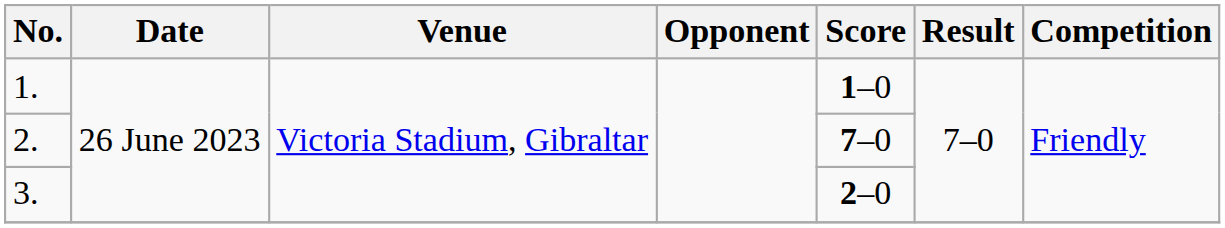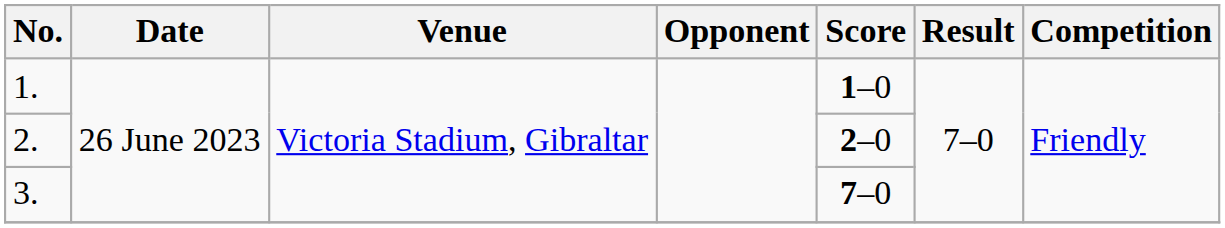(866, 139) 7–0 -> (866, 139) 2–0
(866, 193) 2–0 -> (866, 193) 7–0
